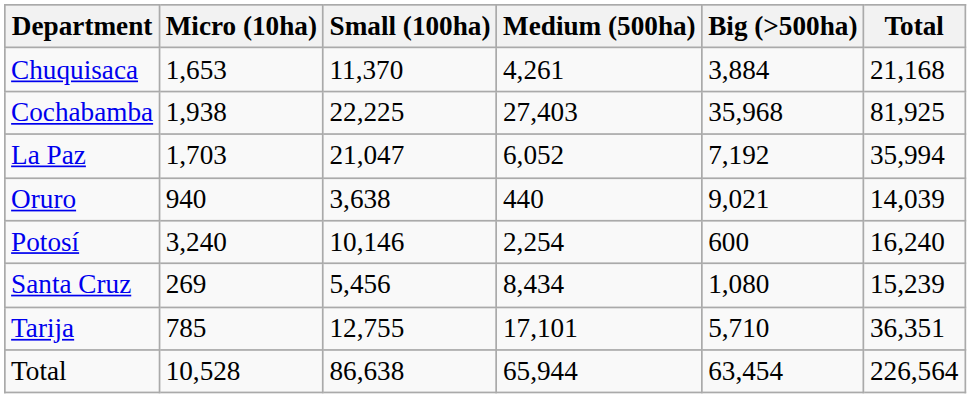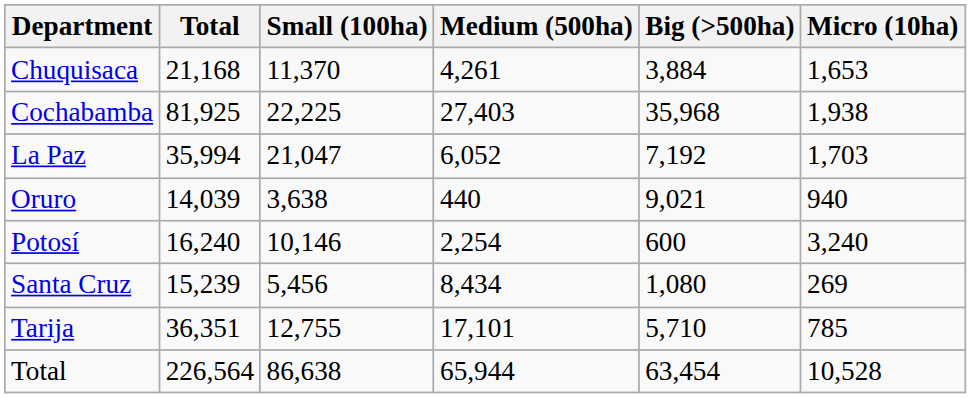columns swapped: (241, 26) <-> (914, 26)
